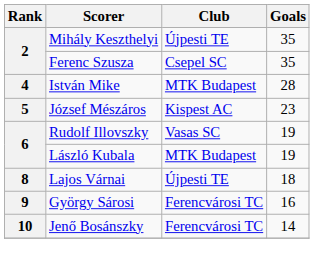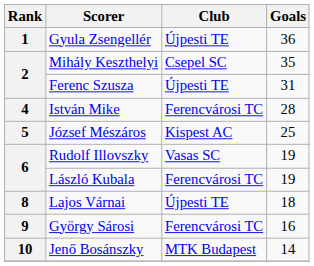+ row: (100, 39)
(197, 39) Újpesti TE -> (196, 62) Csepel SC
(196, 62) Csepel SC -> (197, 86) Újpesti TE
(288, 62) 35 -> (288, 86) 31
(211, 86) MTK Budapest -> (214, 109) Ferencvárosi TC
(288, 109) 23 -> (288, 132) 25
(211, 156) MTK Budapest -> (214, 179) Ferencvárosi TC
(214, 226) Ferencvárosi TC -> (211, 249) MTK Budapest
